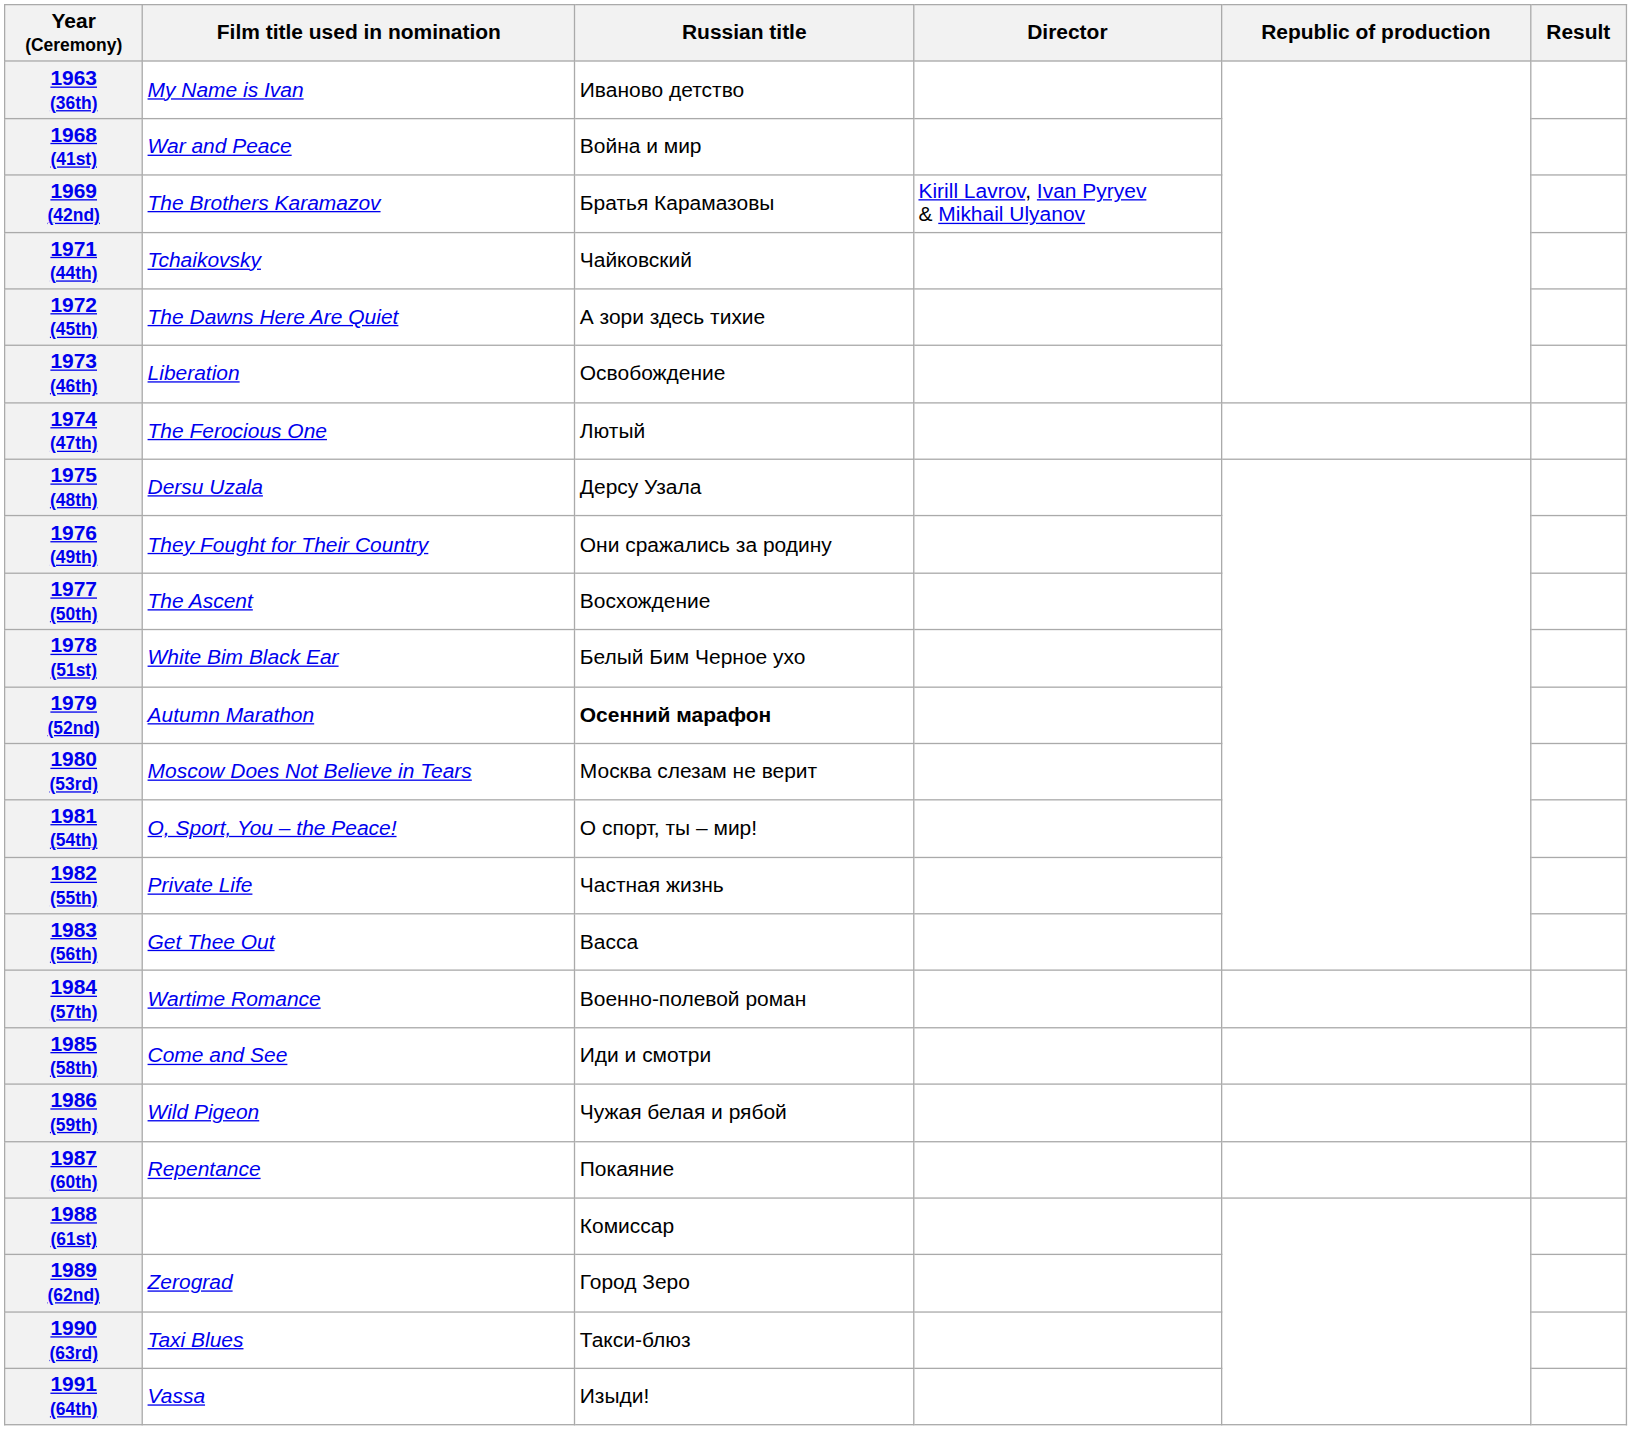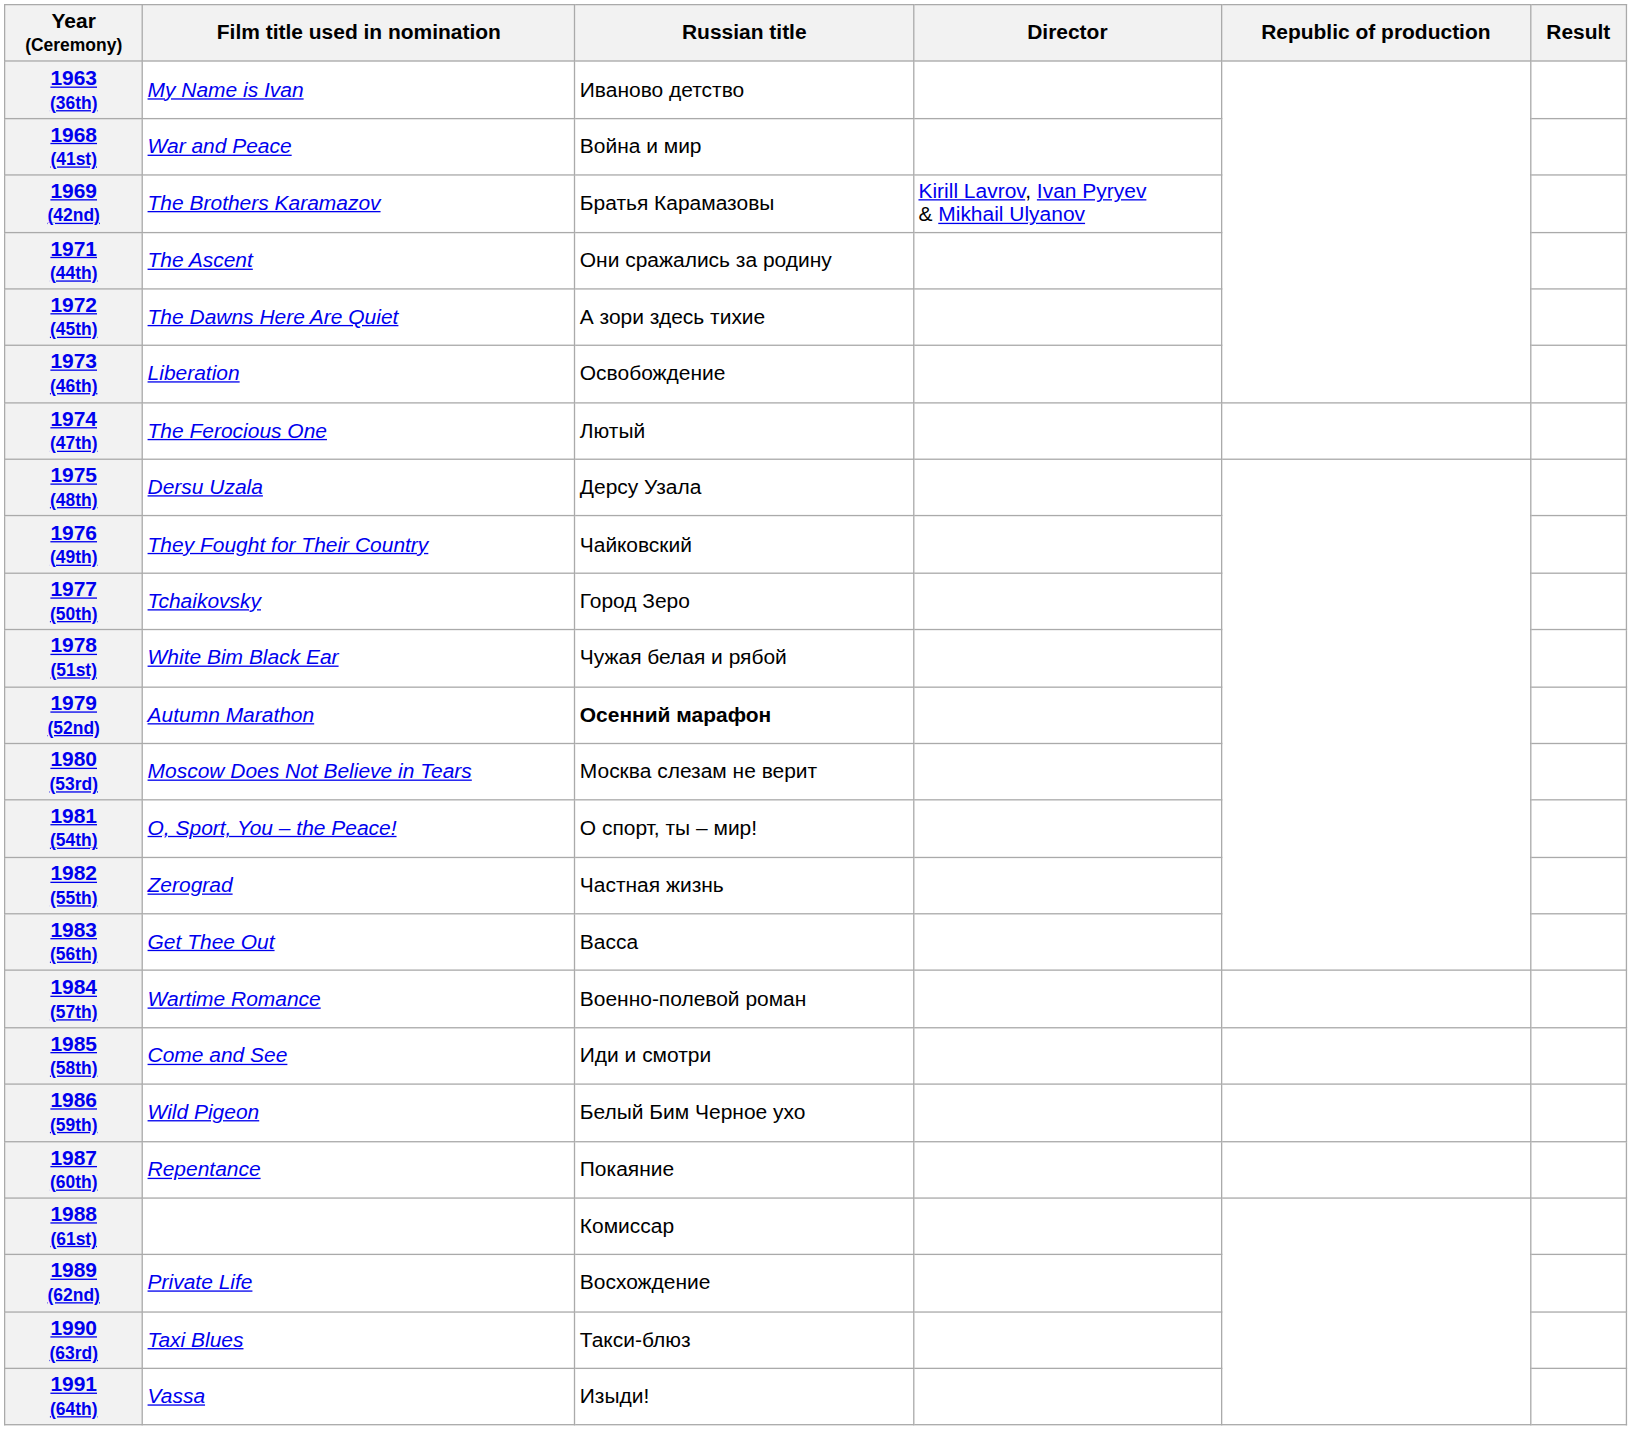(204, 260) Tchaikovsky -> (200, 260) The Ascent
(636, 260) Чайкoвский -> (706, 260) Они сражались за родину
(706, 544) Они сражались за родину -> (636, 544) Чайкoвский
(200, 601) The Ascent -> (204, 601) Tchaikovsky
(645, 601) Восхождение -> (635, 601) Город Зеро
(693, 657) Белый Бим Черное ухо -> (683, 657) Чужая белая и рябой
(200, 885) Private Life -> (190, 885) Zerograd
(683, 1112) Чужая белая и рябой -> (693, 1112) Белый Бим Черное ухо
(190, 1282) Zerograd -> (200, 1282) Private Life
(635, 1282) Город Зеро -> (645, 1282) Восхождение
